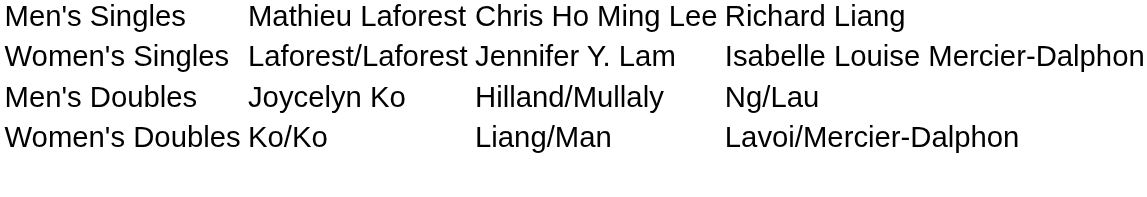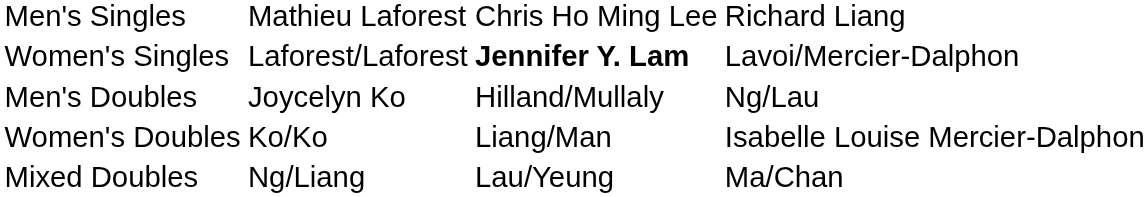(575, 56) normal -> (582, 56) bold
(935, 56) Isabelle Louise Mercier-Dalphon -> (872, 56) Lavoi/Mercier-Dalphon
(872, 137) Lavoi/Mercier-Dalphon -> (935, 137) Isabelle Louise Mercier-Dalphon
+ row: (101, 177)
